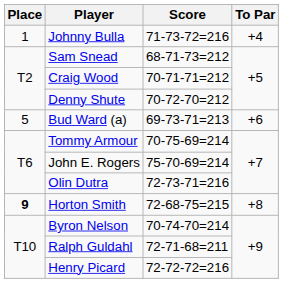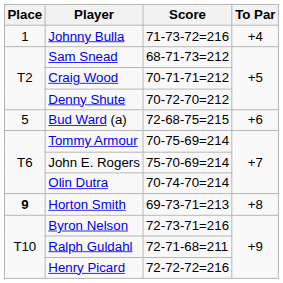(187, 120) 69-73-71=213 -> (187, 120) 72-68-75=215
(187, 183) 72-73-71=216 -> (187, 183) 70-74-70=214
(187, 204) 72-68-75=215 -> (187, 204) 69-73-71=213
(187, 225) 70-74-70=214 -> (187, 225) 72-73-71=216
